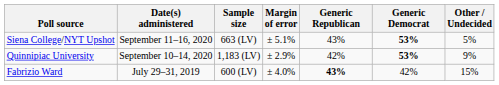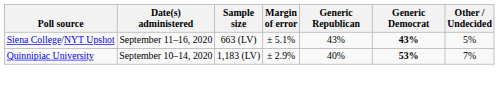(409, 40) 53% -> (409, 40) 43%
(336, 56) 42% -> (336, 56) 40%
(470, 56) 9% -> (470, 56) 7%
- row: (35, 72)
